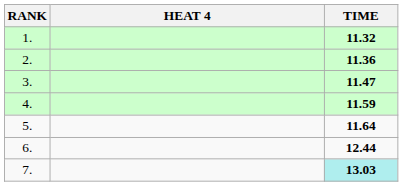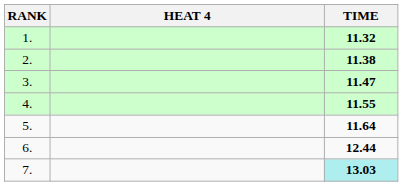(361, 60) 11.36 -> (361, 60) 11.38
(361, 104) 11.59 -> (361, 104) 11.55
